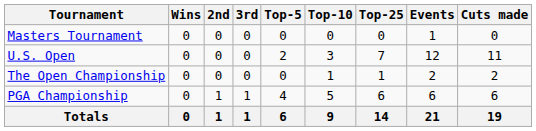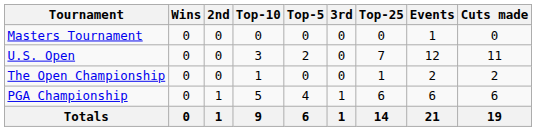columns swapped: (247, 15) <-> (330, 15)
